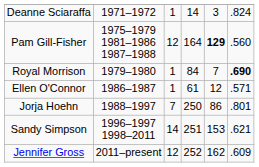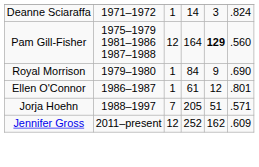(216, 72) 7 -> (216, 72) 9
(241, 72) bold -> (241, 72) normal
(241, 89) .571 -> (241, 89) .801
(193, 106) 250 -> (193, 106) 205
(216, 106) 86 -> (216, 106) 51
(241, 106) .801 -> (241, 106) .571
- row: (49, 130)
